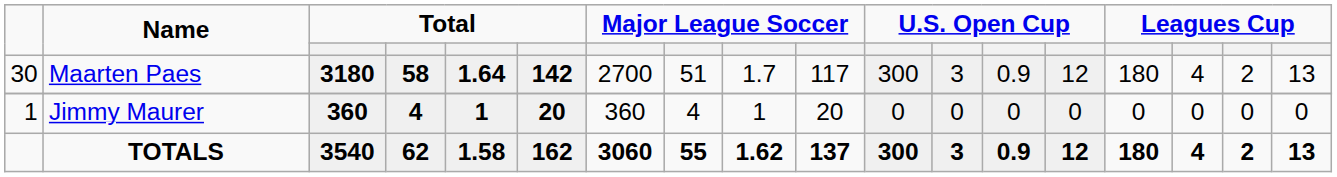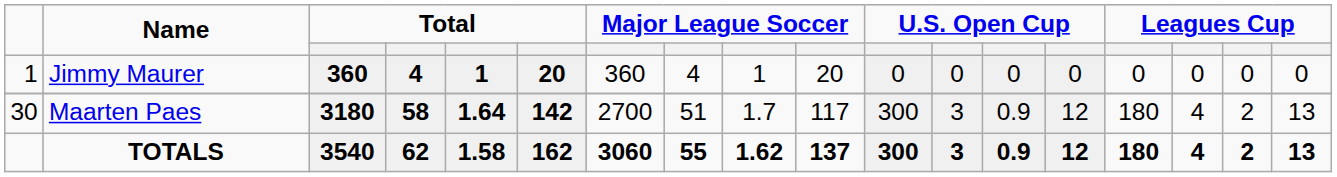rows swapped: (125, 74) <-> (126, 112)
